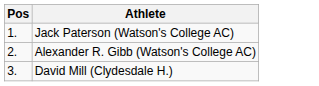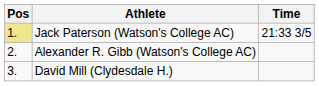+ column: (287, 14)
(12, 33) no background -> (12, 33) khaki background
